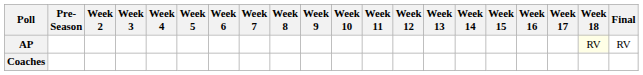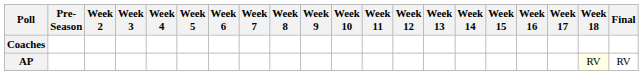rows swapped: (26, 44) <-> (26, 62)
